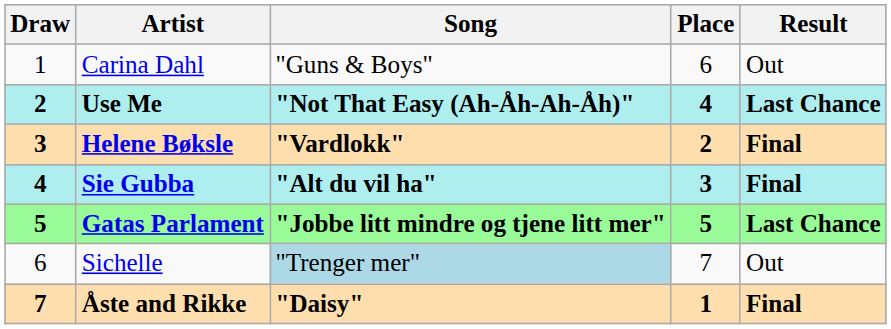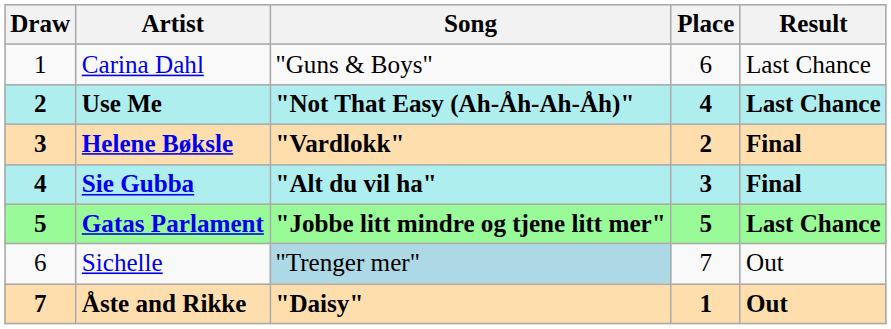(765, 64) Out -> (808, 64) Last Chance
(774, 303) Final -> (767, 303) Out
